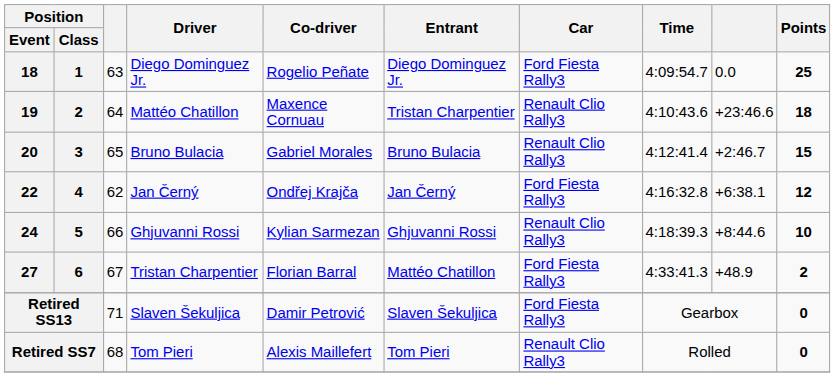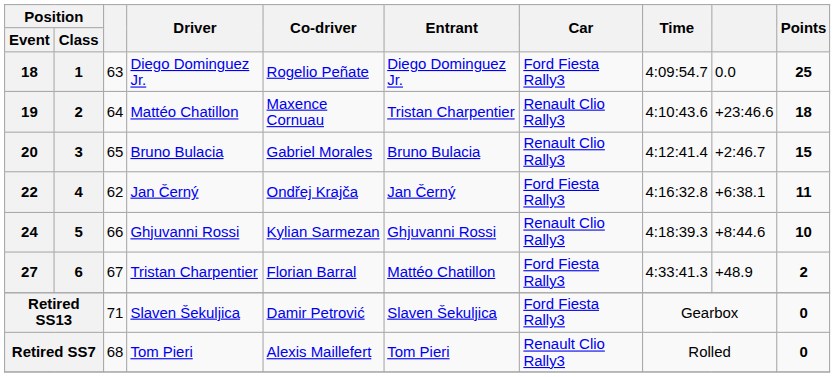(804, 192) 12 -> (804, 192) 11
